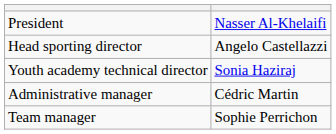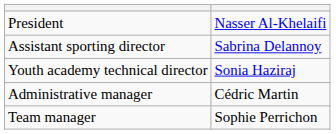- row: (75, 46)
+ row: (86, 46)
